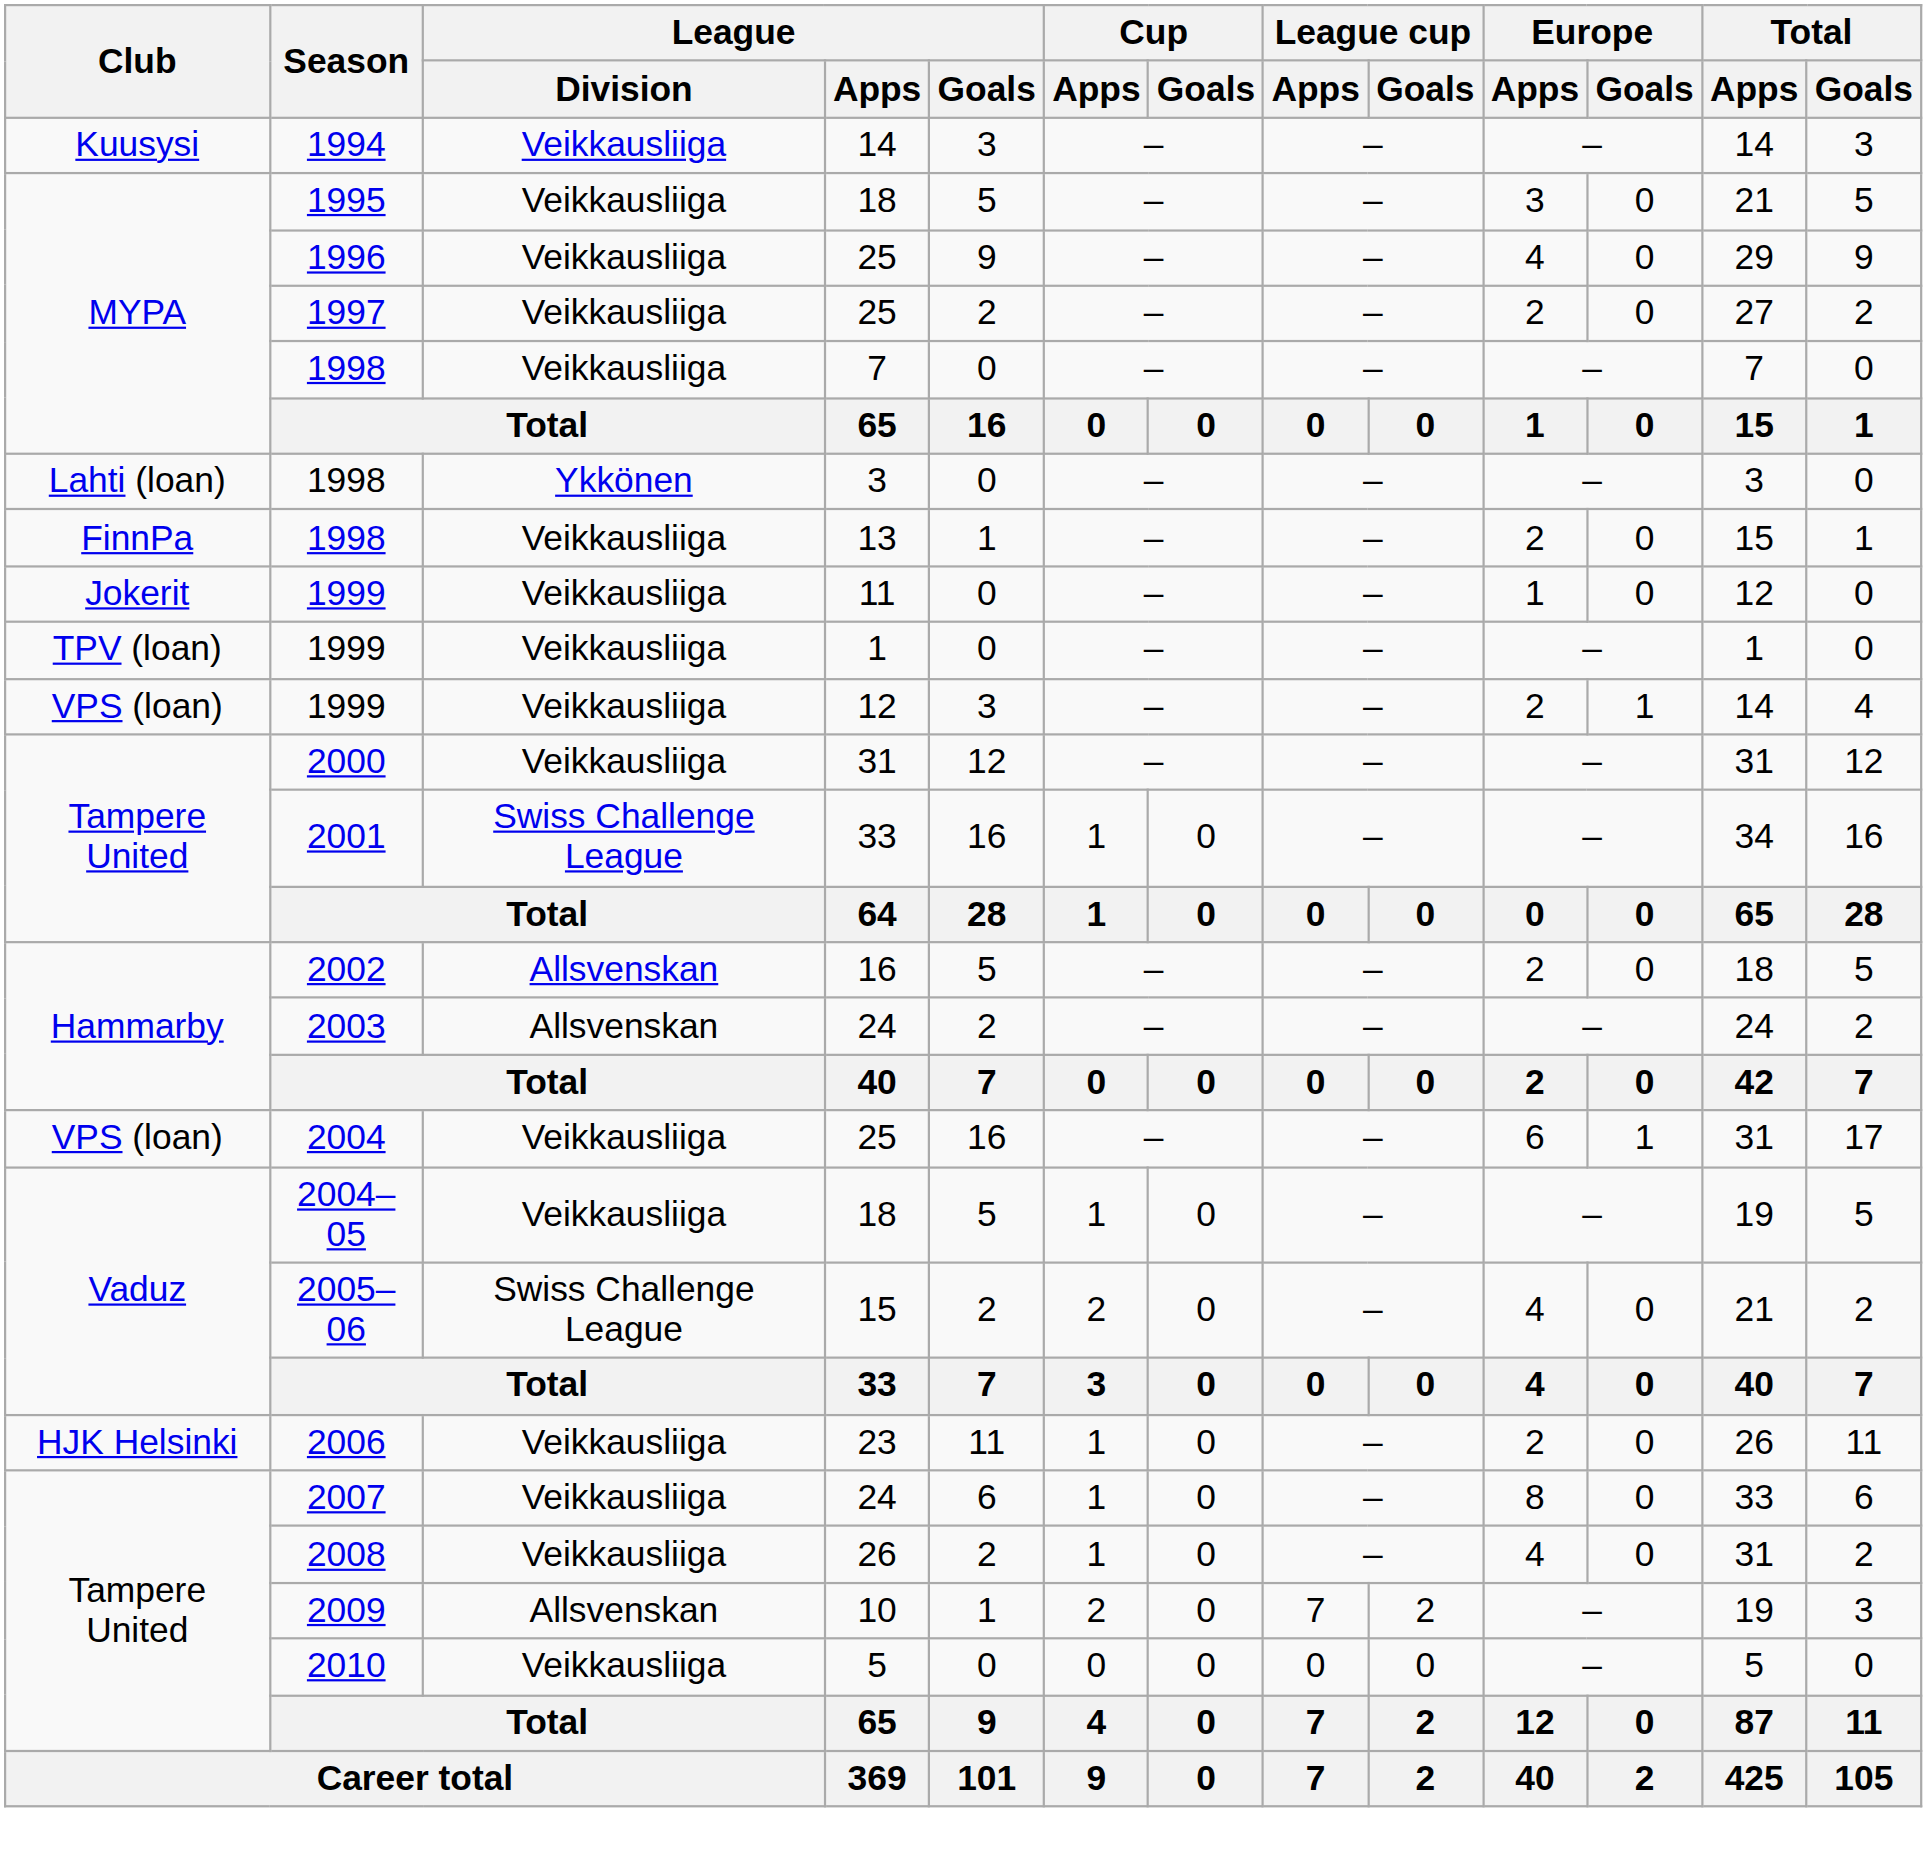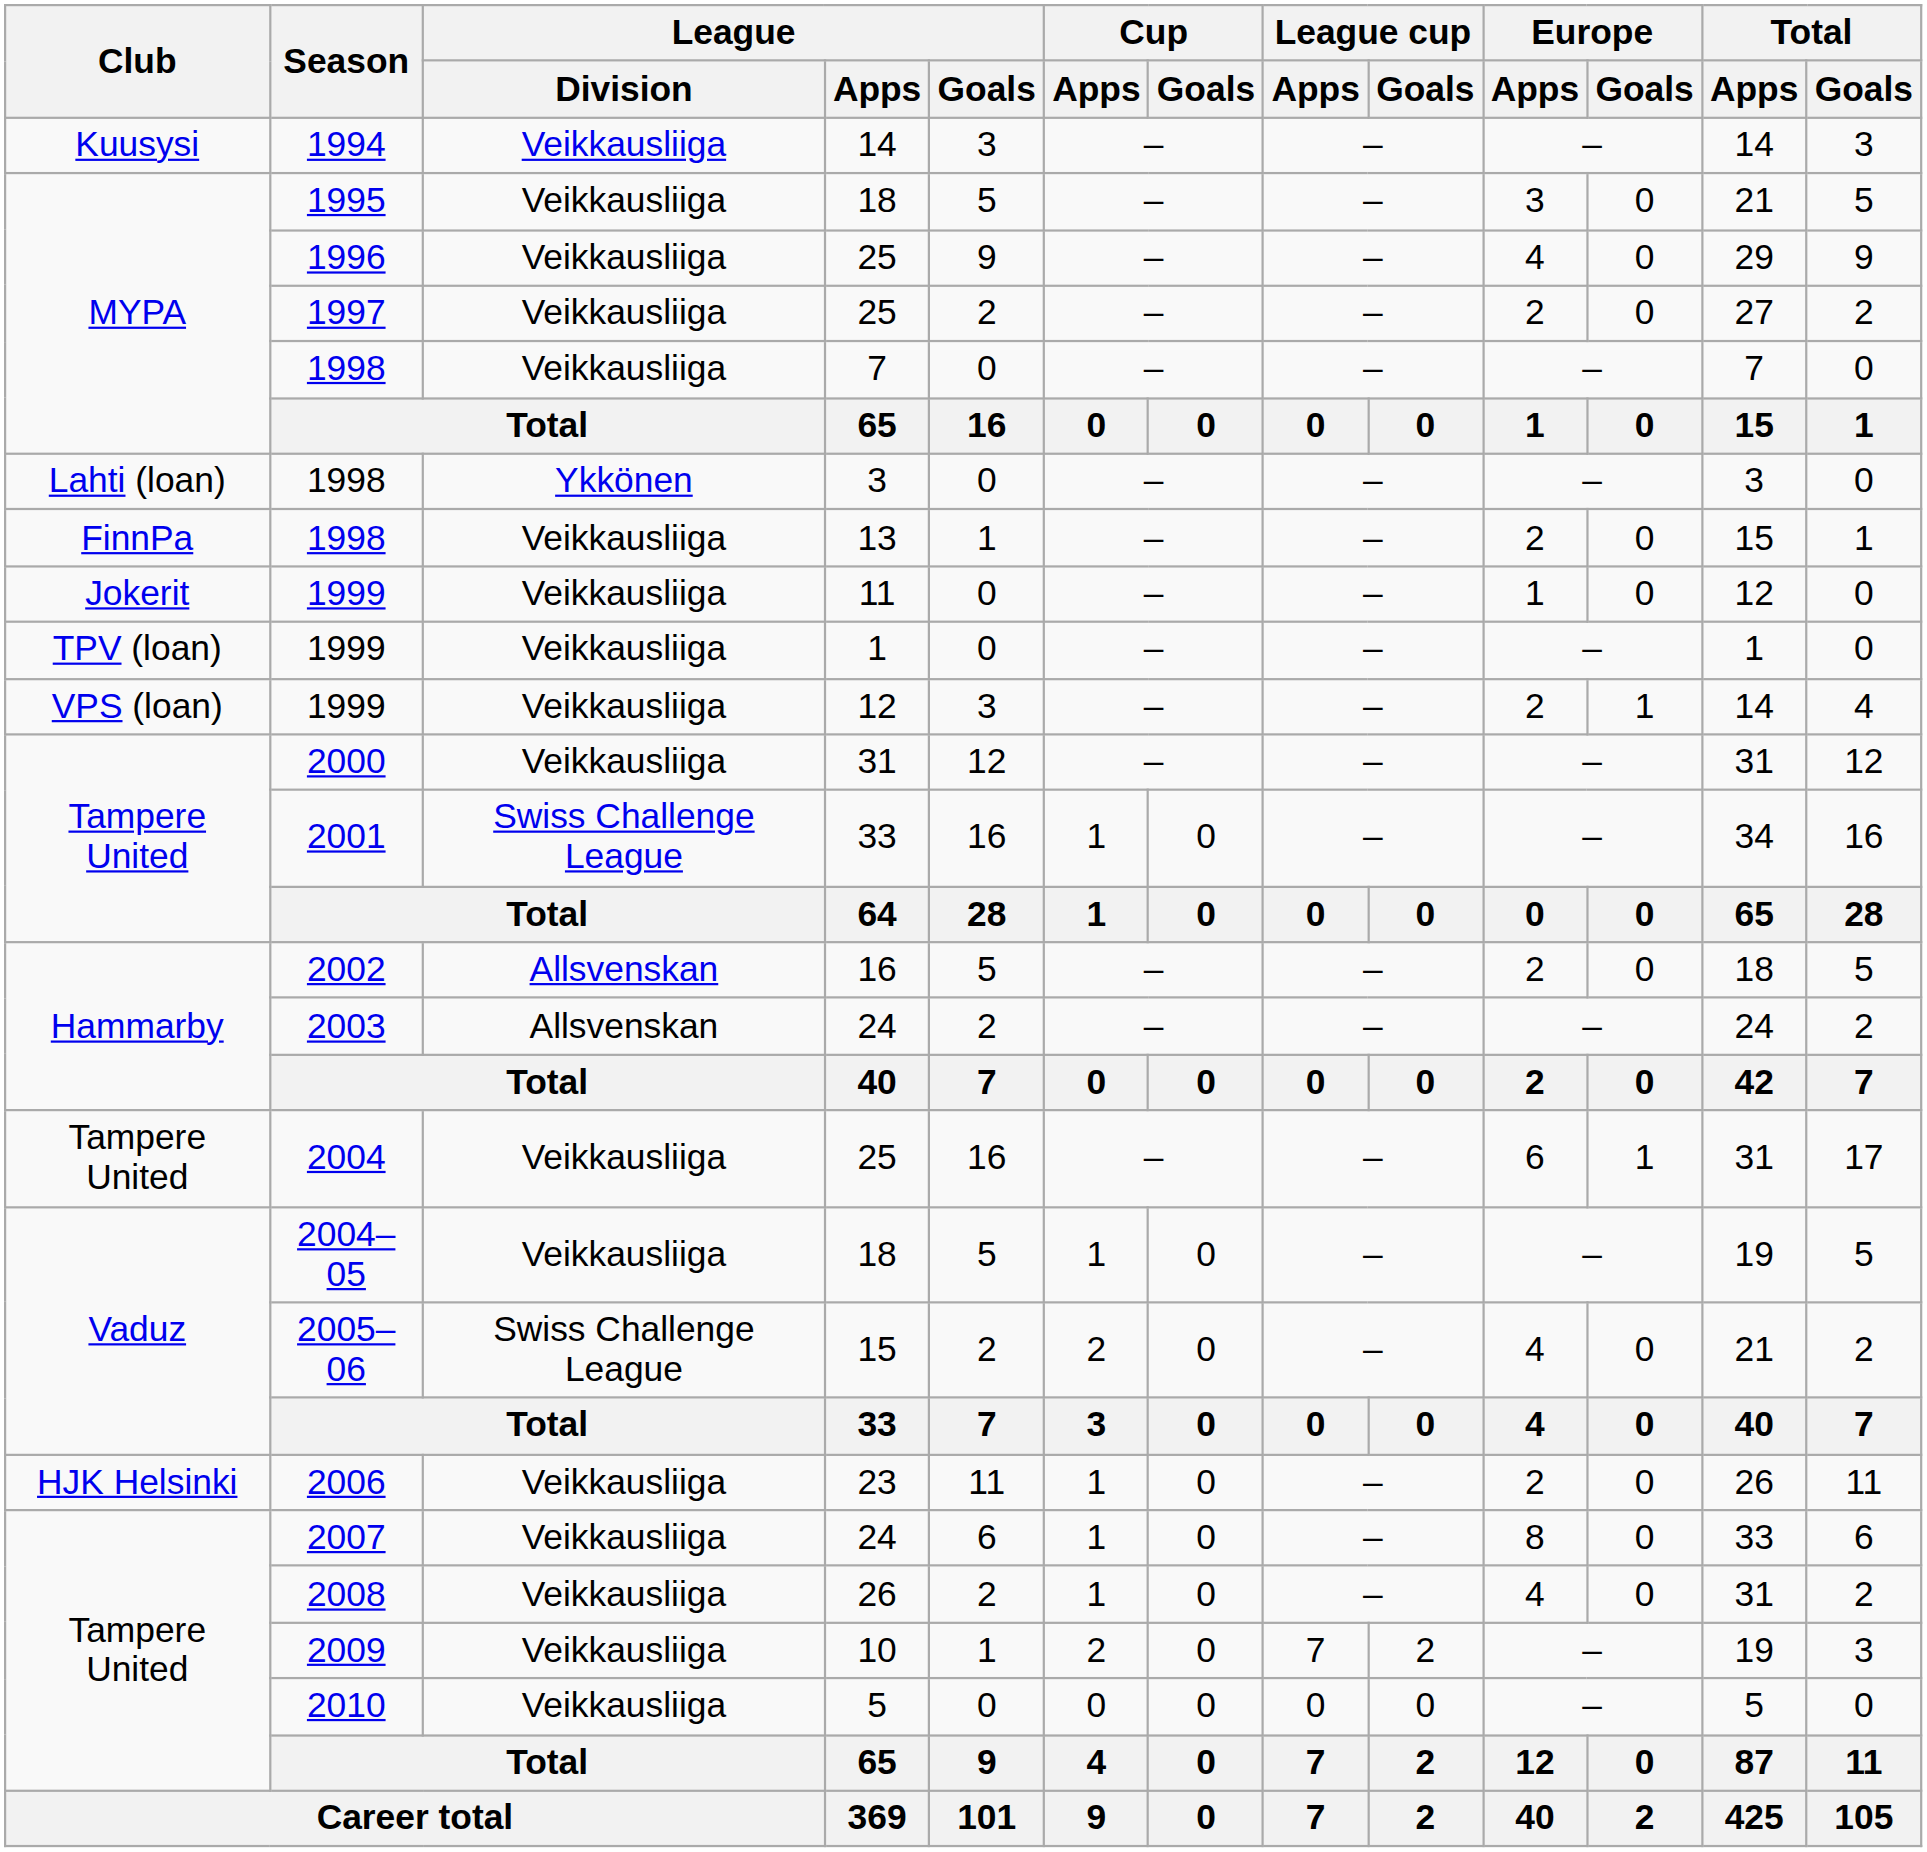(137, 1137) VPS (loan) -> (137, 1157) Tampere United
(624, 1609) Allsvenskan -> (624, 1649) Veikkausliiga
